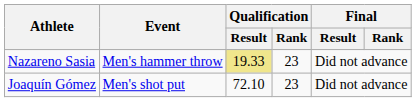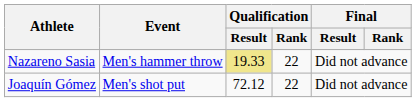(292, 61) 23 -> (292, 61) 22
(249, 85) 72.10 -> (249, 85) 72.12
(292, 85) 23 -> (292, 85) 22
